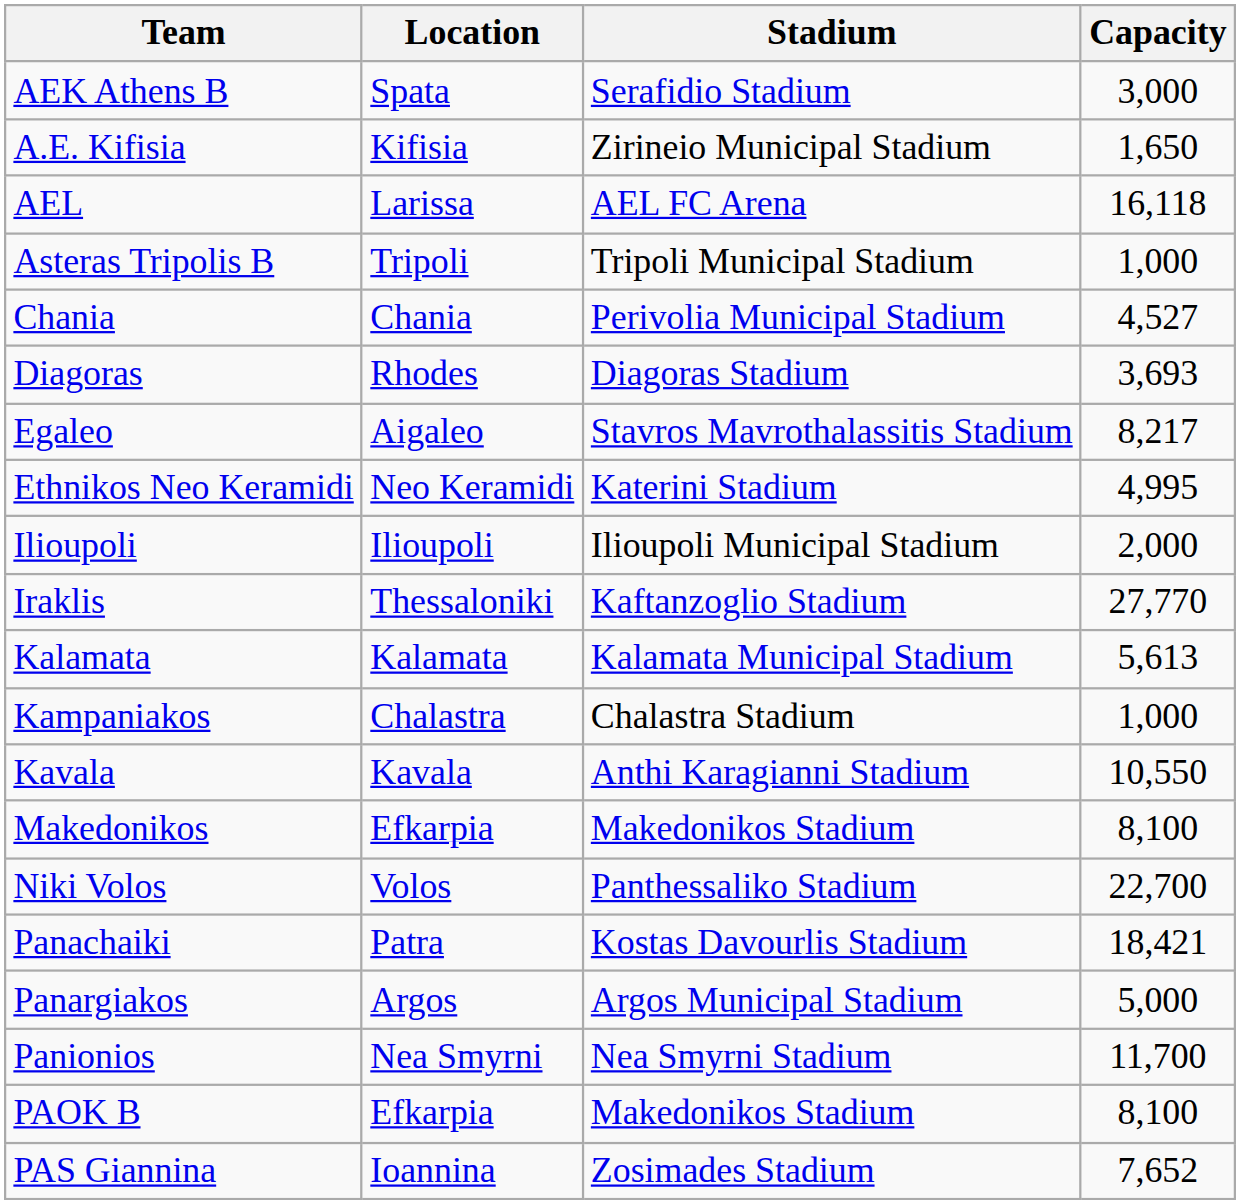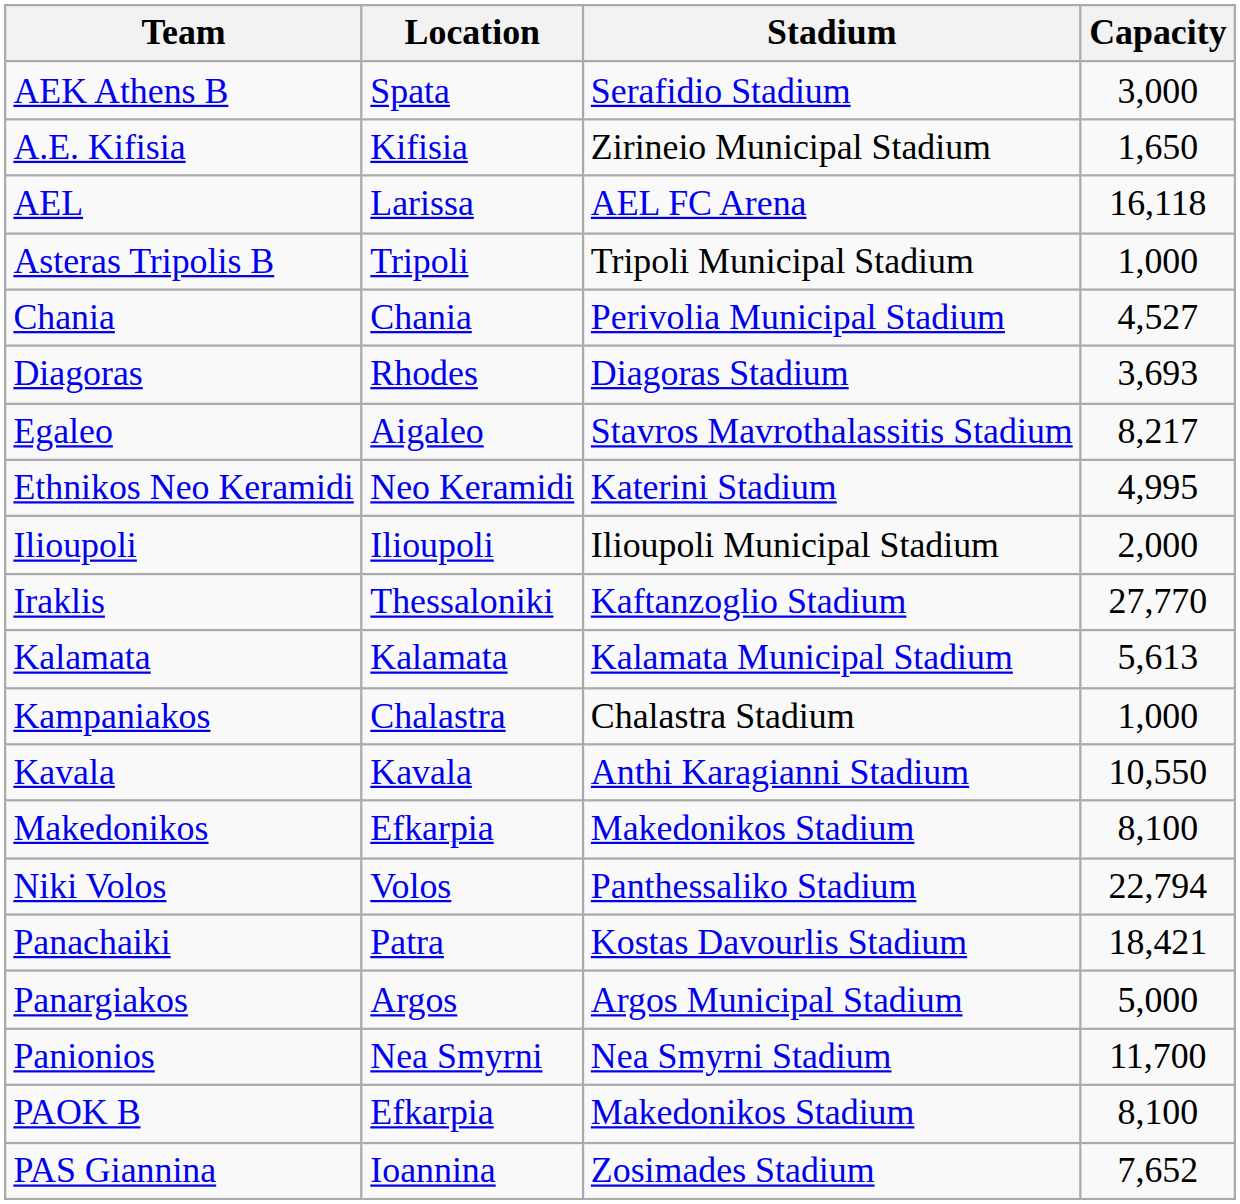(1158, 885) 22,700 -> (1158, 885) 22,794
